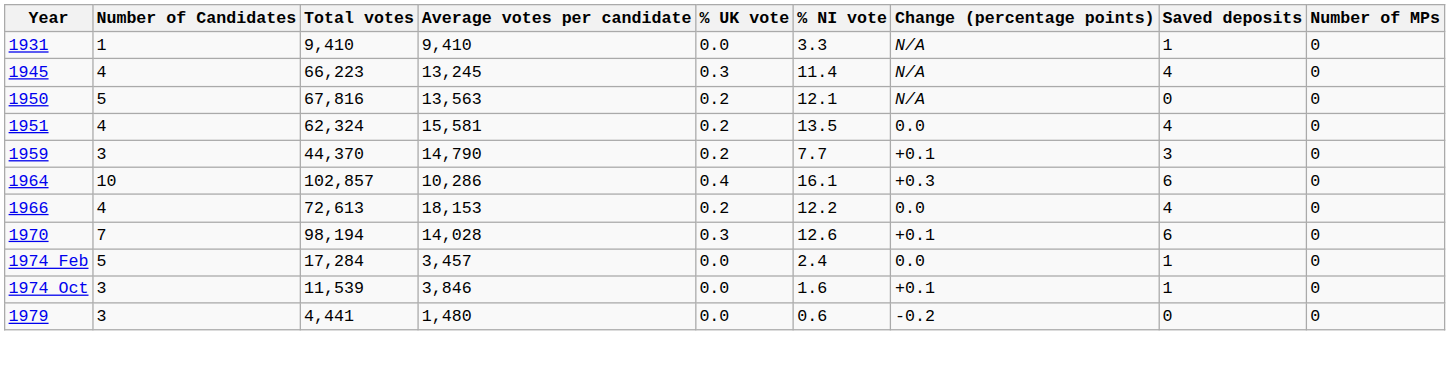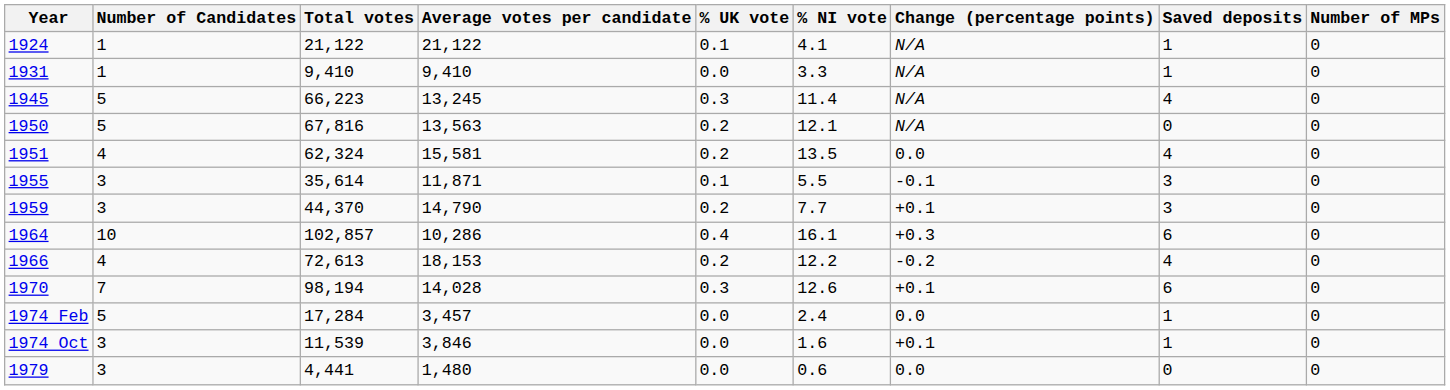+ row: (29, 45)
(101, 72) 4 -> (101, 100) 5
+ row: (29, 181)
(910, 208) 0.0 -> (915, 262) -0.2
(915, 317) -0.2 -> (910, 371) 0.0
